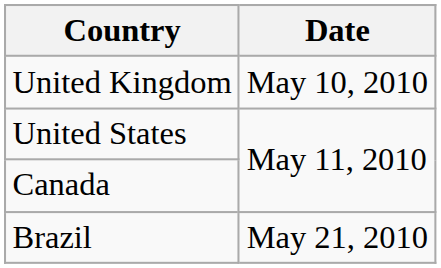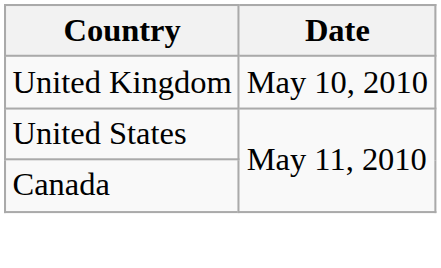- row: (52, 236)
